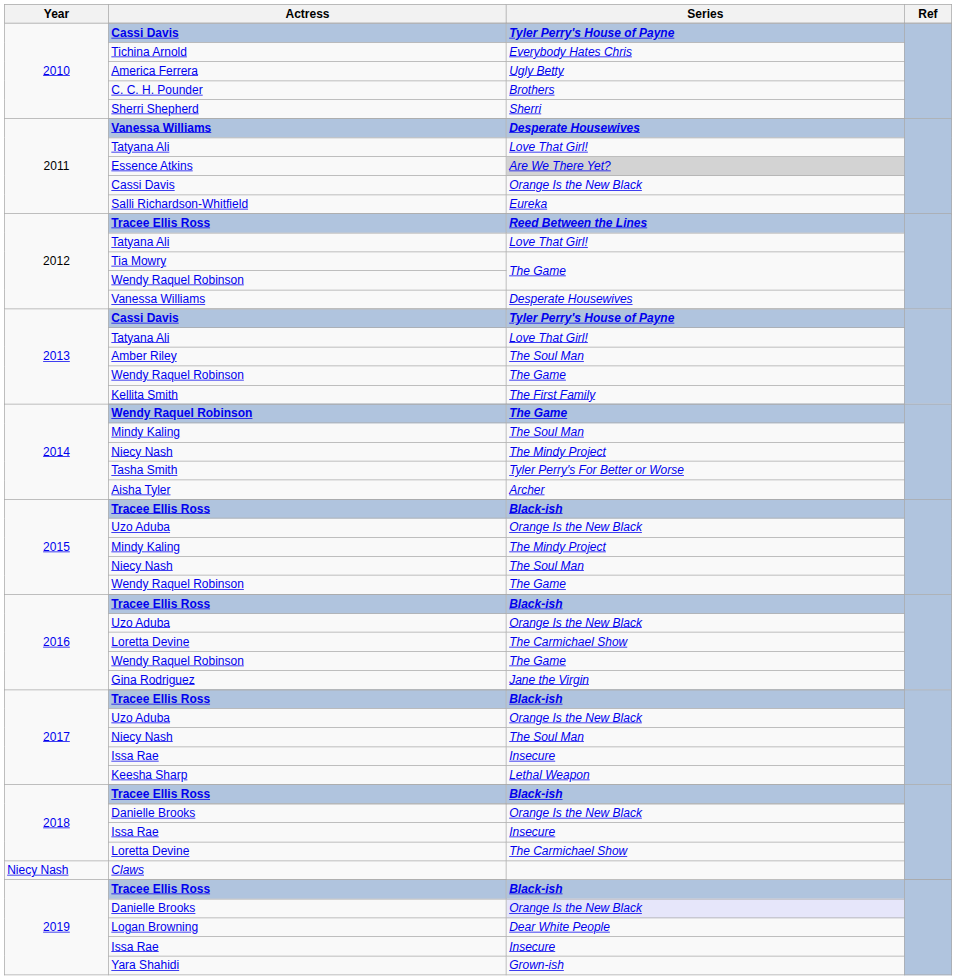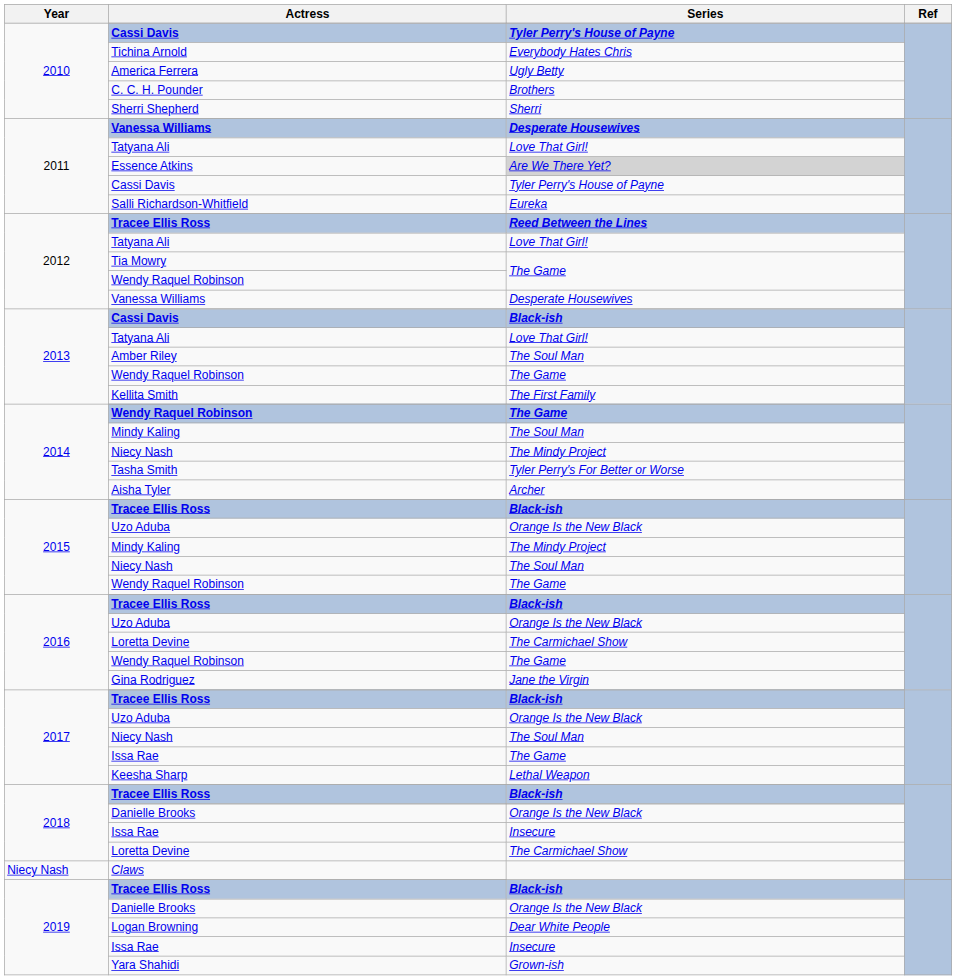(576, 185) Orange Is the New Black -> (587, 185) Tyler Perry's House of Payne
(592, 318) Tyler Perry's House of Payne -> (536, 318) Black-ish
(532, 756) Insecure -> (538, 756) The Game
(576, 908) lavender background -> (576, 908) no background
